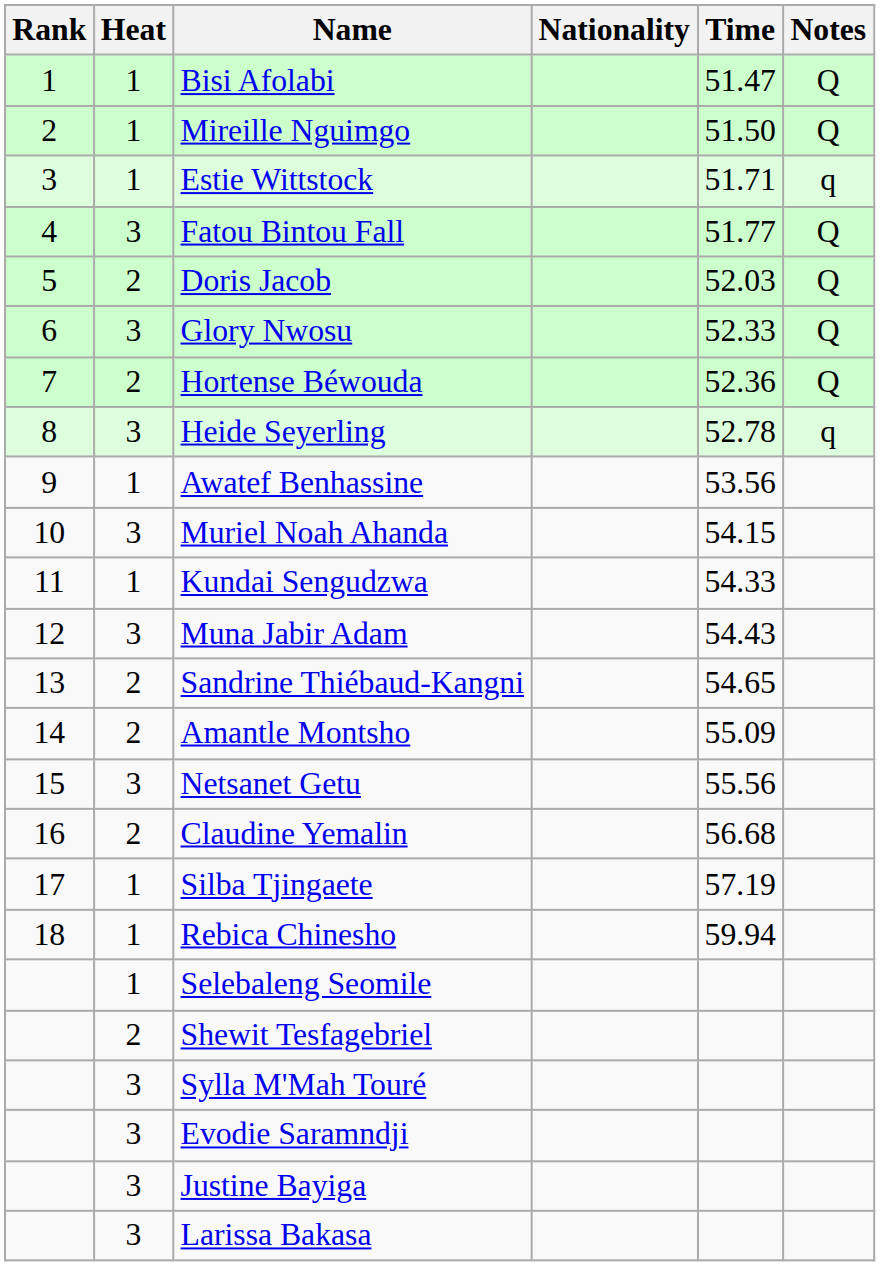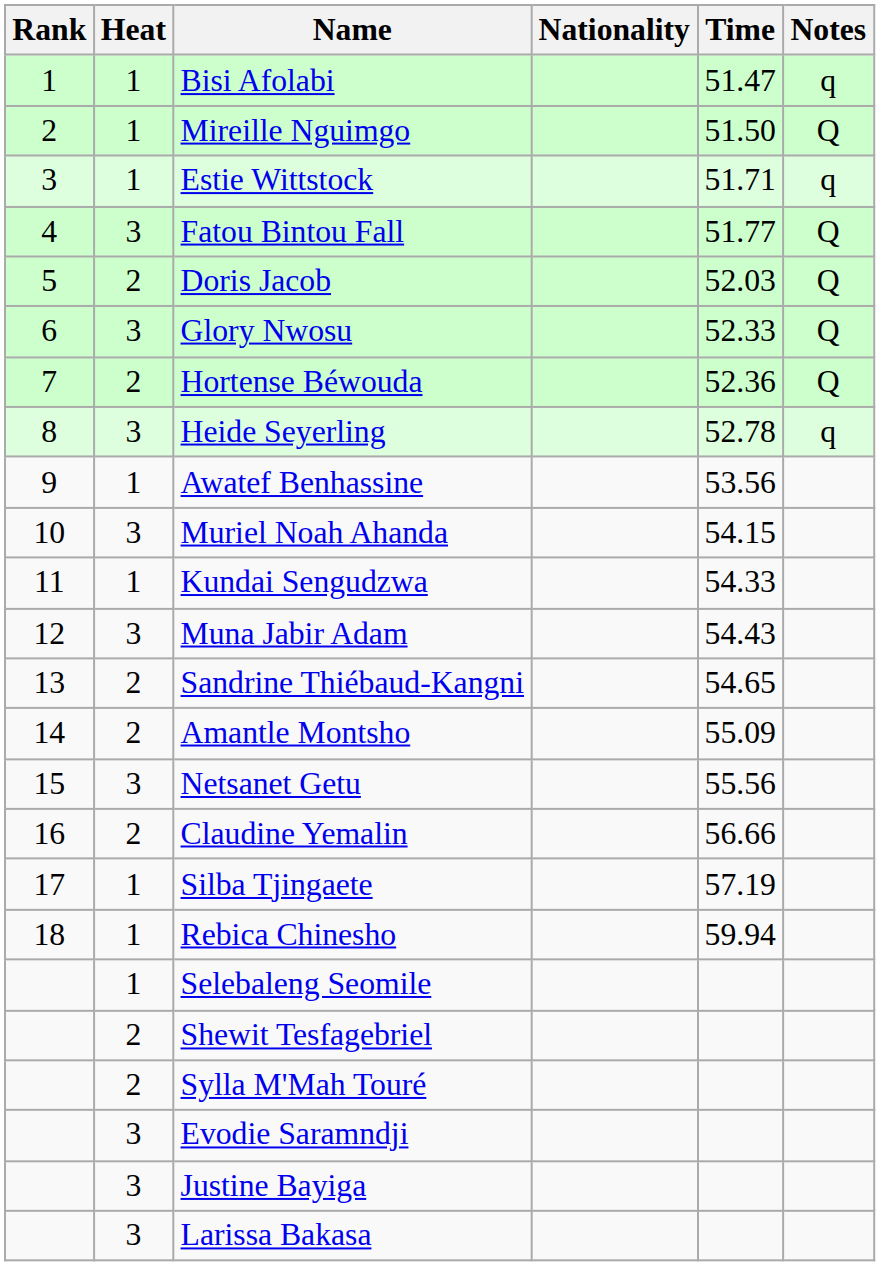(828, 79) Q -> (828, 79) q
(740, 833) 56.68 -> (740, 833) 56.66
(133, 1084) 3 -> (133, 1084) 2
